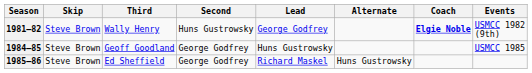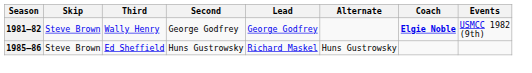(216, 29) Huns Gustrowsky -> (204, 29) George Godfrey
- row: (24, 48)
(214, 61) George Godfrey -> (206, 48) Huns Gustrowsky
